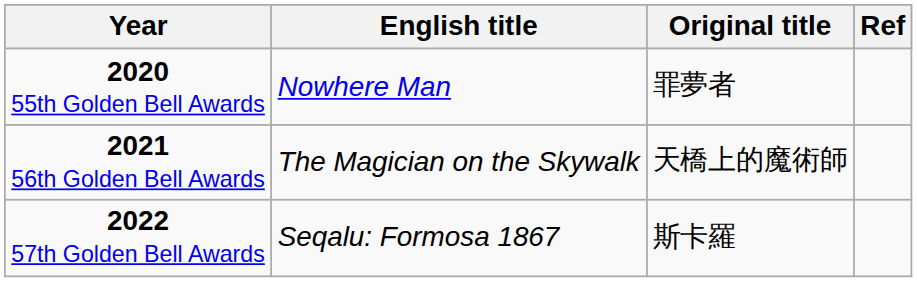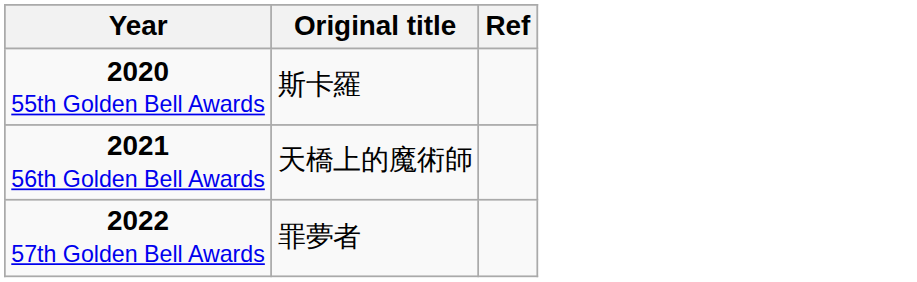- column: (459, 26)
(694, 85) 罪夢者 -> (319, 85) 斯卡羅
(694, 236) 斯卡羅 -> (319, 236) 罪夢者
